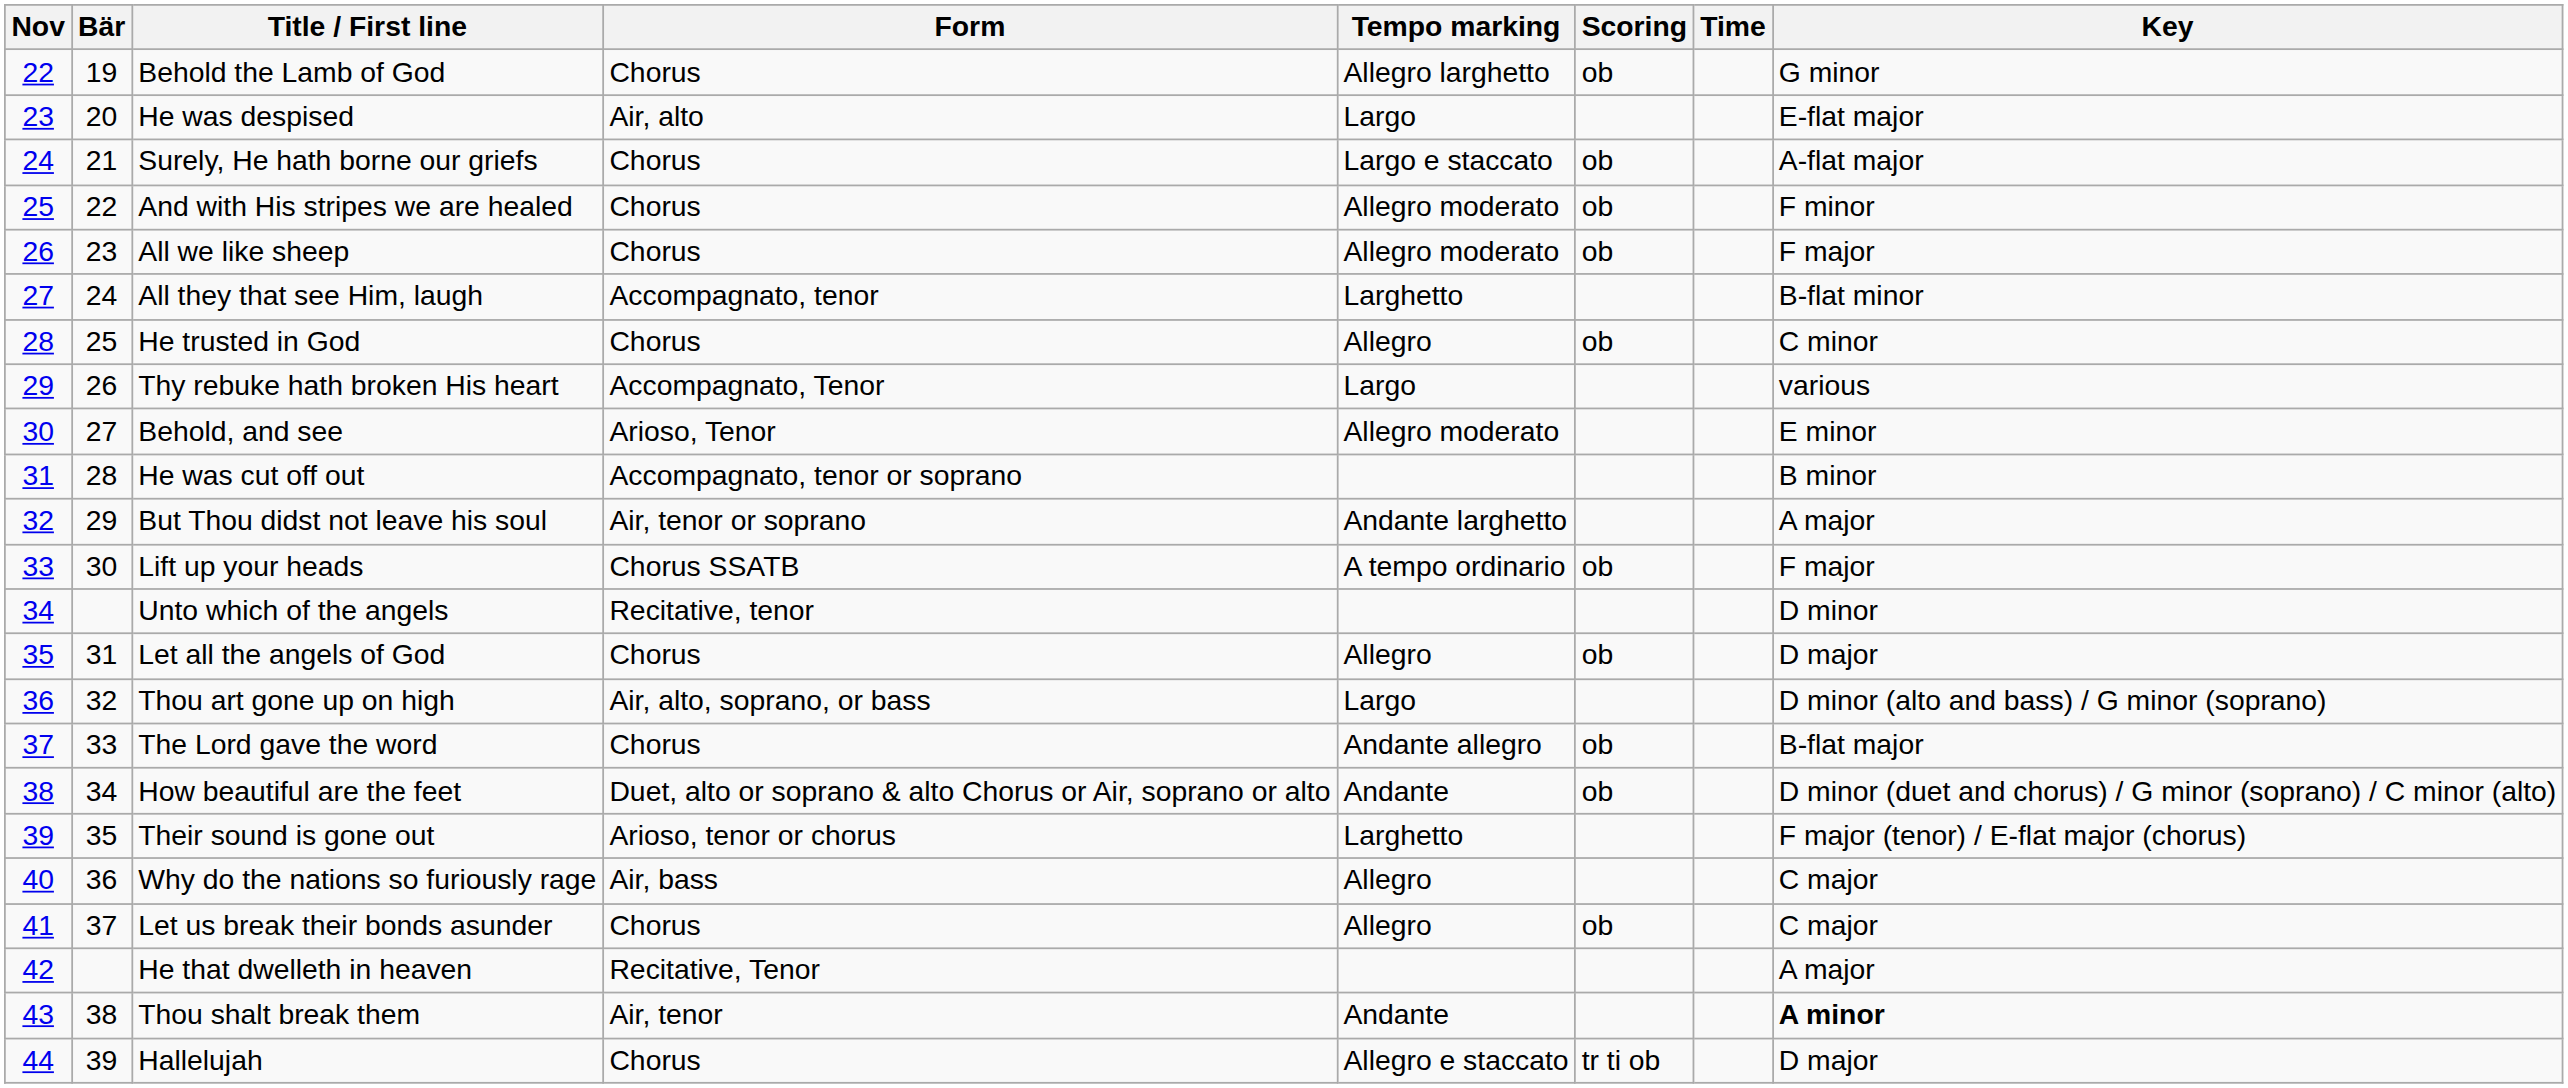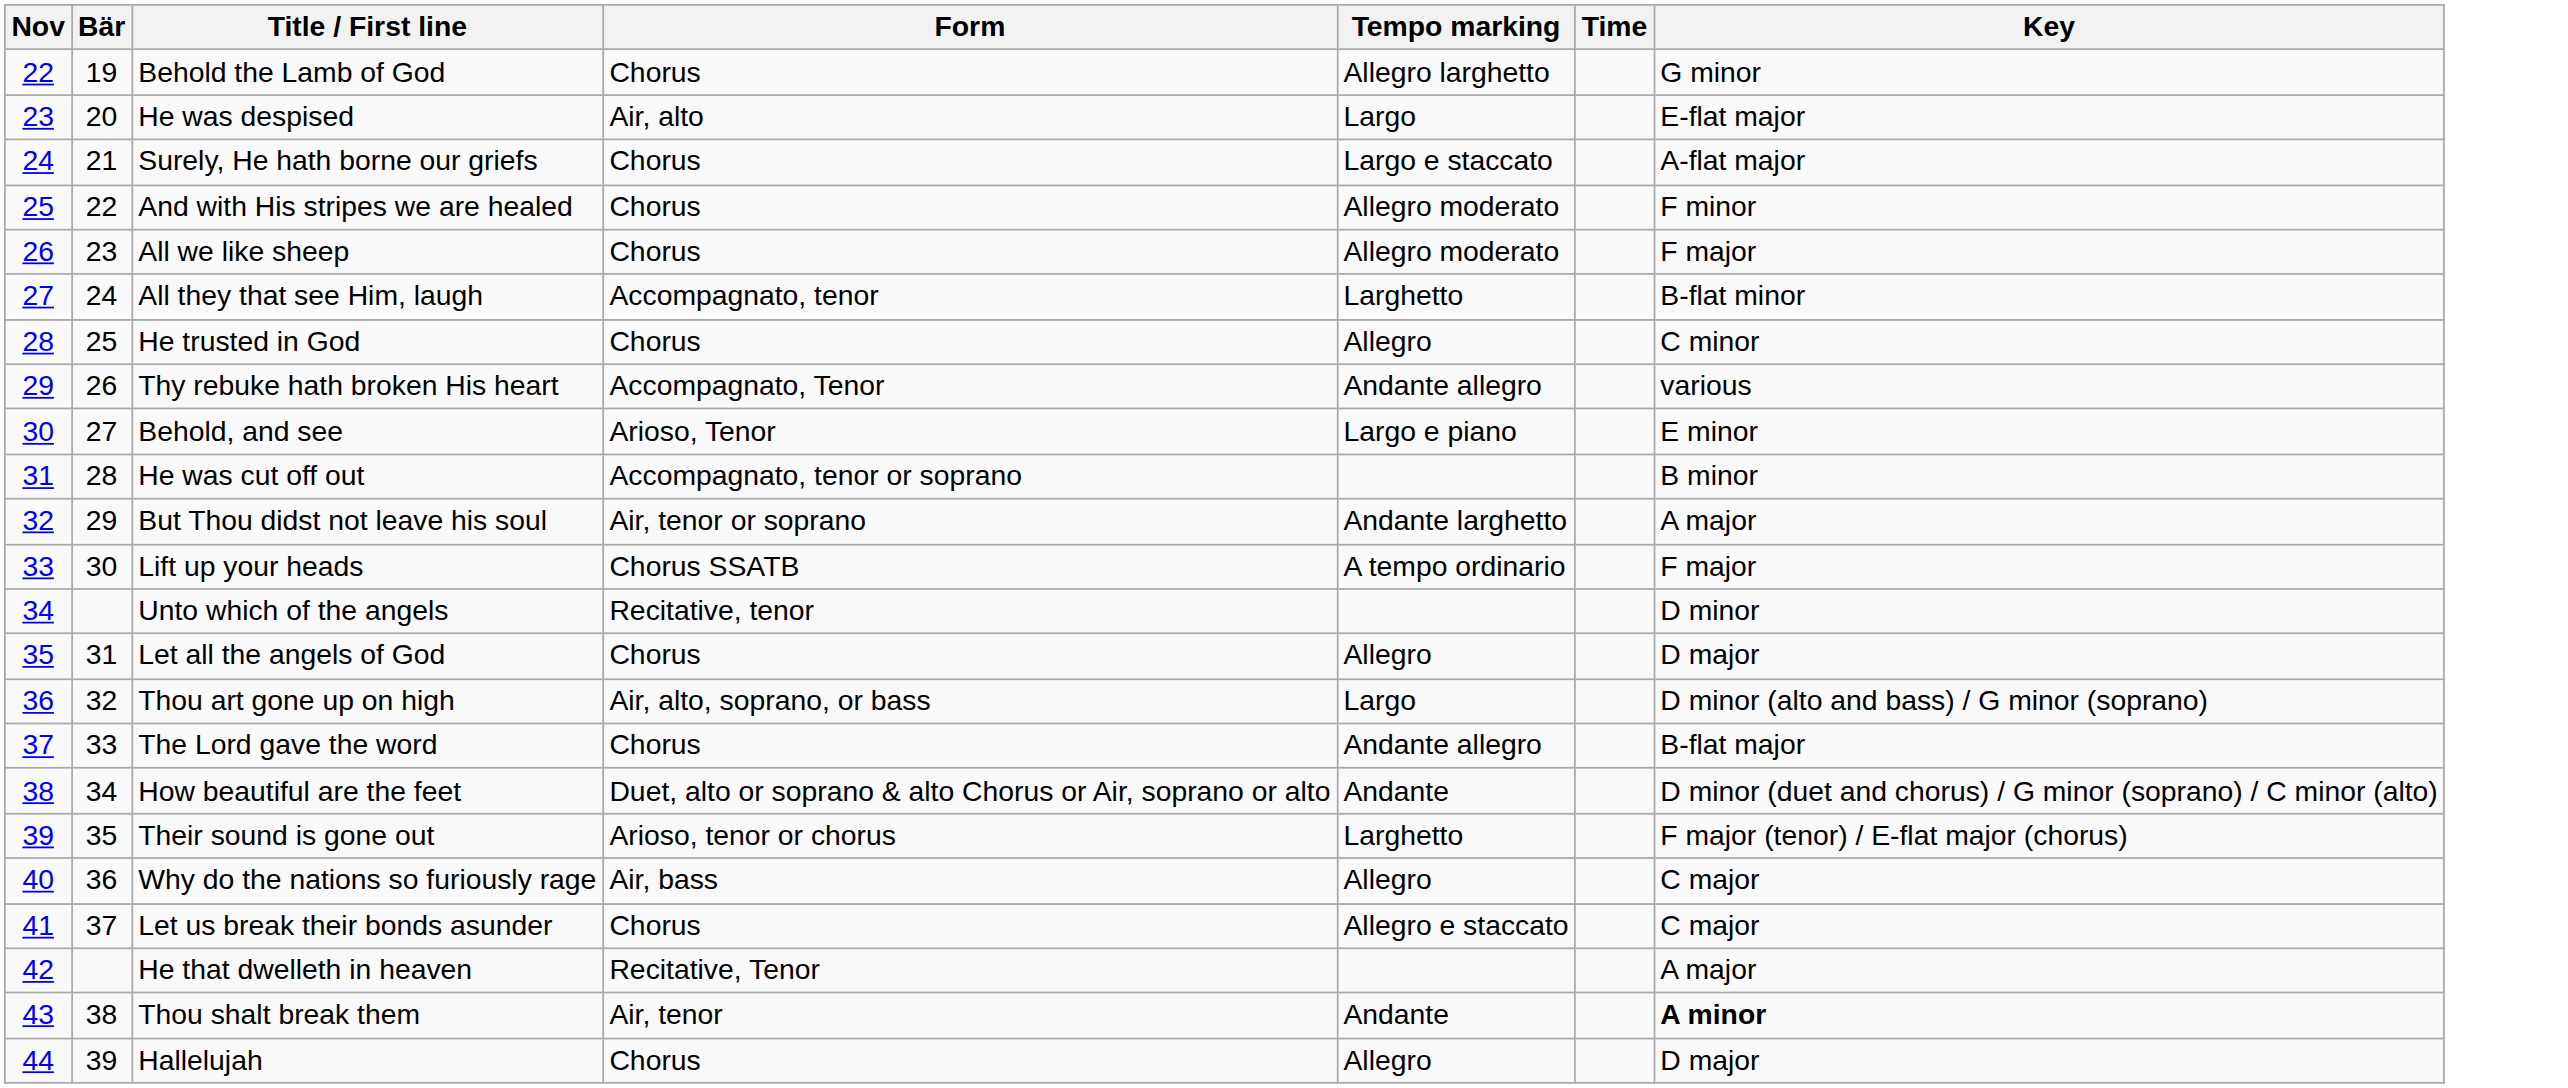- column: (1634, 26)
(1380, 386) Largo -> (1443, 386) Andante allegro
(1451, 431) Allegro moderato -> (1430, 431) Largo e piano
(1388, 925) Allegro -> (1456, 925) Allegro e staccato
(1456, 1059) Allegro e staccato -> (1388, 1059) Allegro
